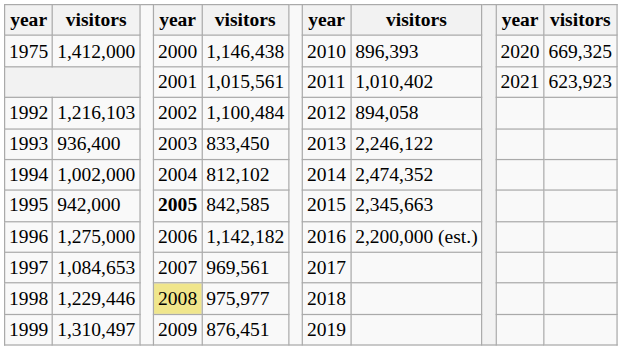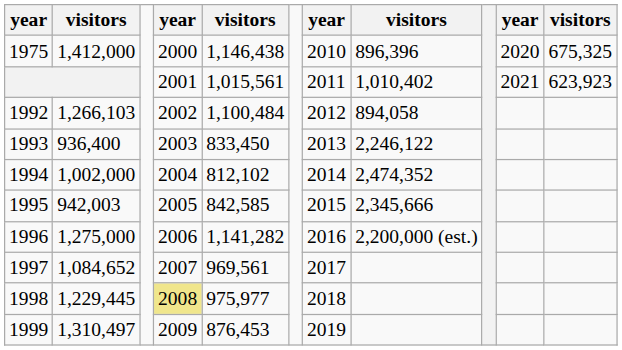(387, 50) 896,393 -> (387, 50) 896,396
(580, 50) 669,325 -> (580, 50) 675,325
(96, 112) 1,216,103 -> (96, 112) 1,266,103
(89, 205) 942,000 -> (89, 205) 942,003
(178, 205) bold -> (178, 205) normal
(394, 205) 2,345,663 -> (394, 205) 2,345,666
(245, 236) 1,142,182 -> (245, 236) 1,141,282
(96, 267) 1,084,653 -> (96, 267) 1,084,652
(96, 298) 1,229,446 -> (96, 298) 1,229,445
(238, 329) 876,451 -> (238, 329) 876,453
